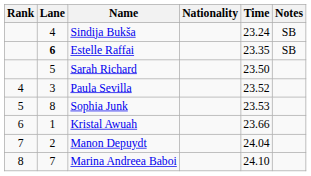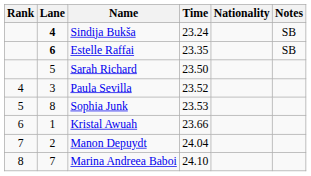columns swapped: (210, 13) <-> (257, 13)
(52, 32) normal -> (52, 32) bold
